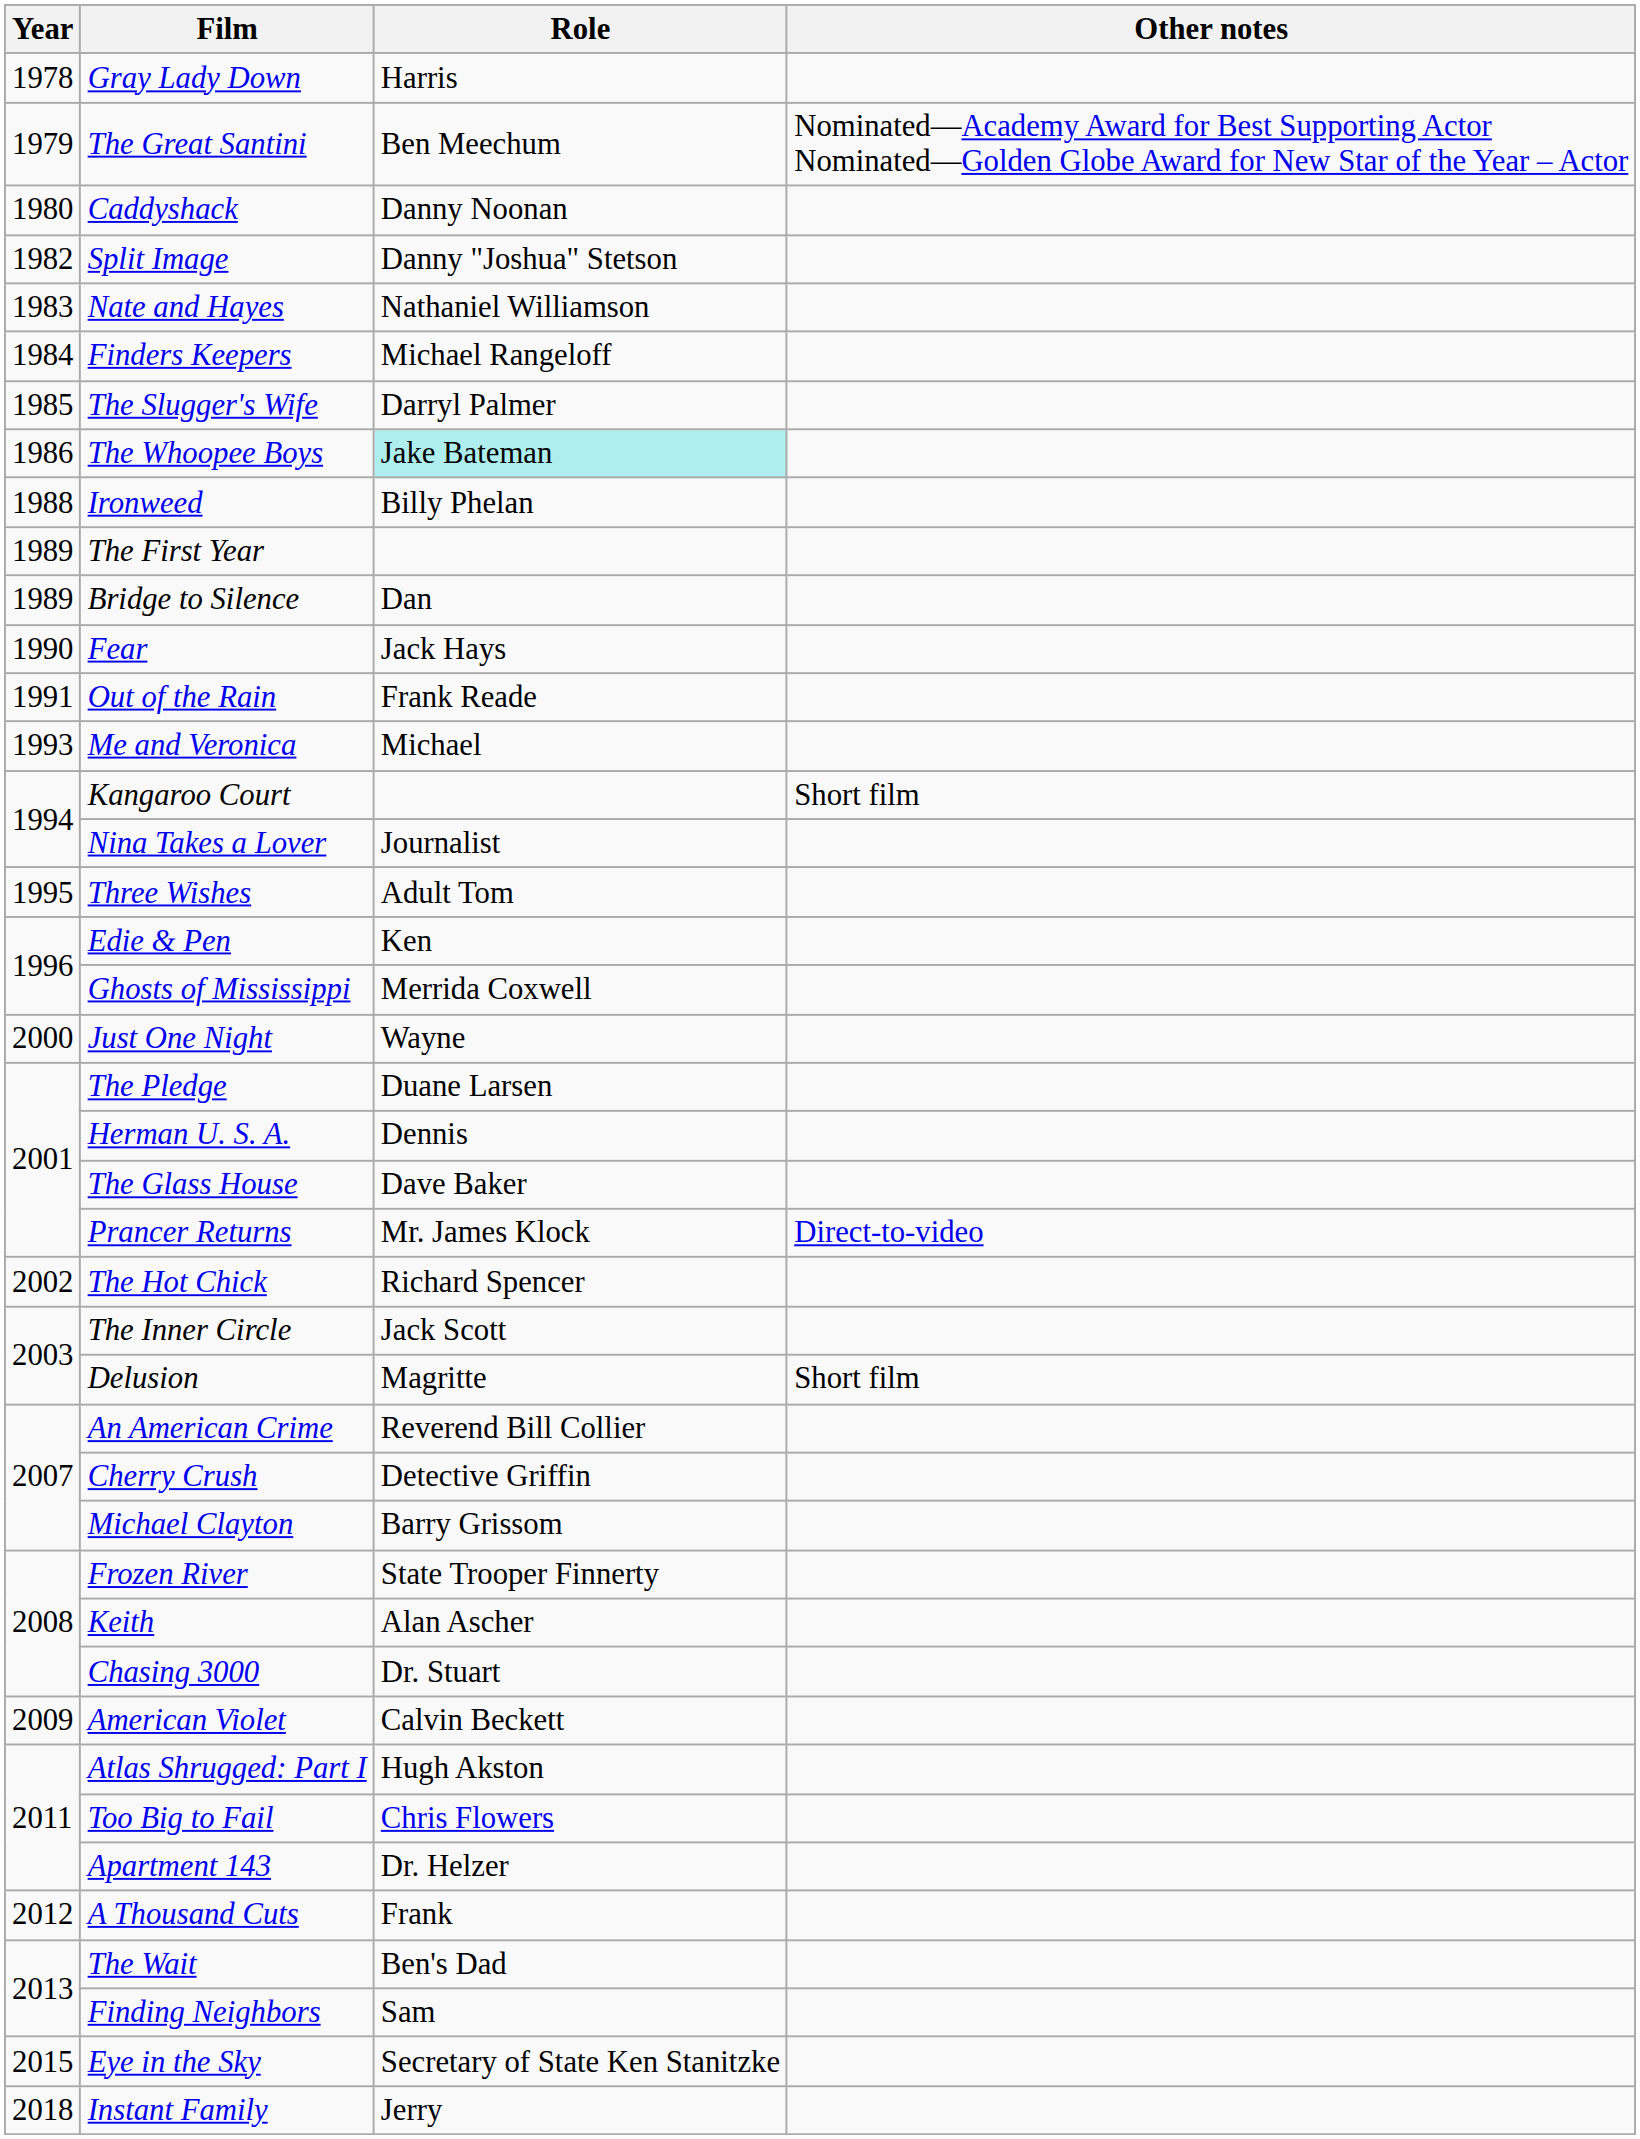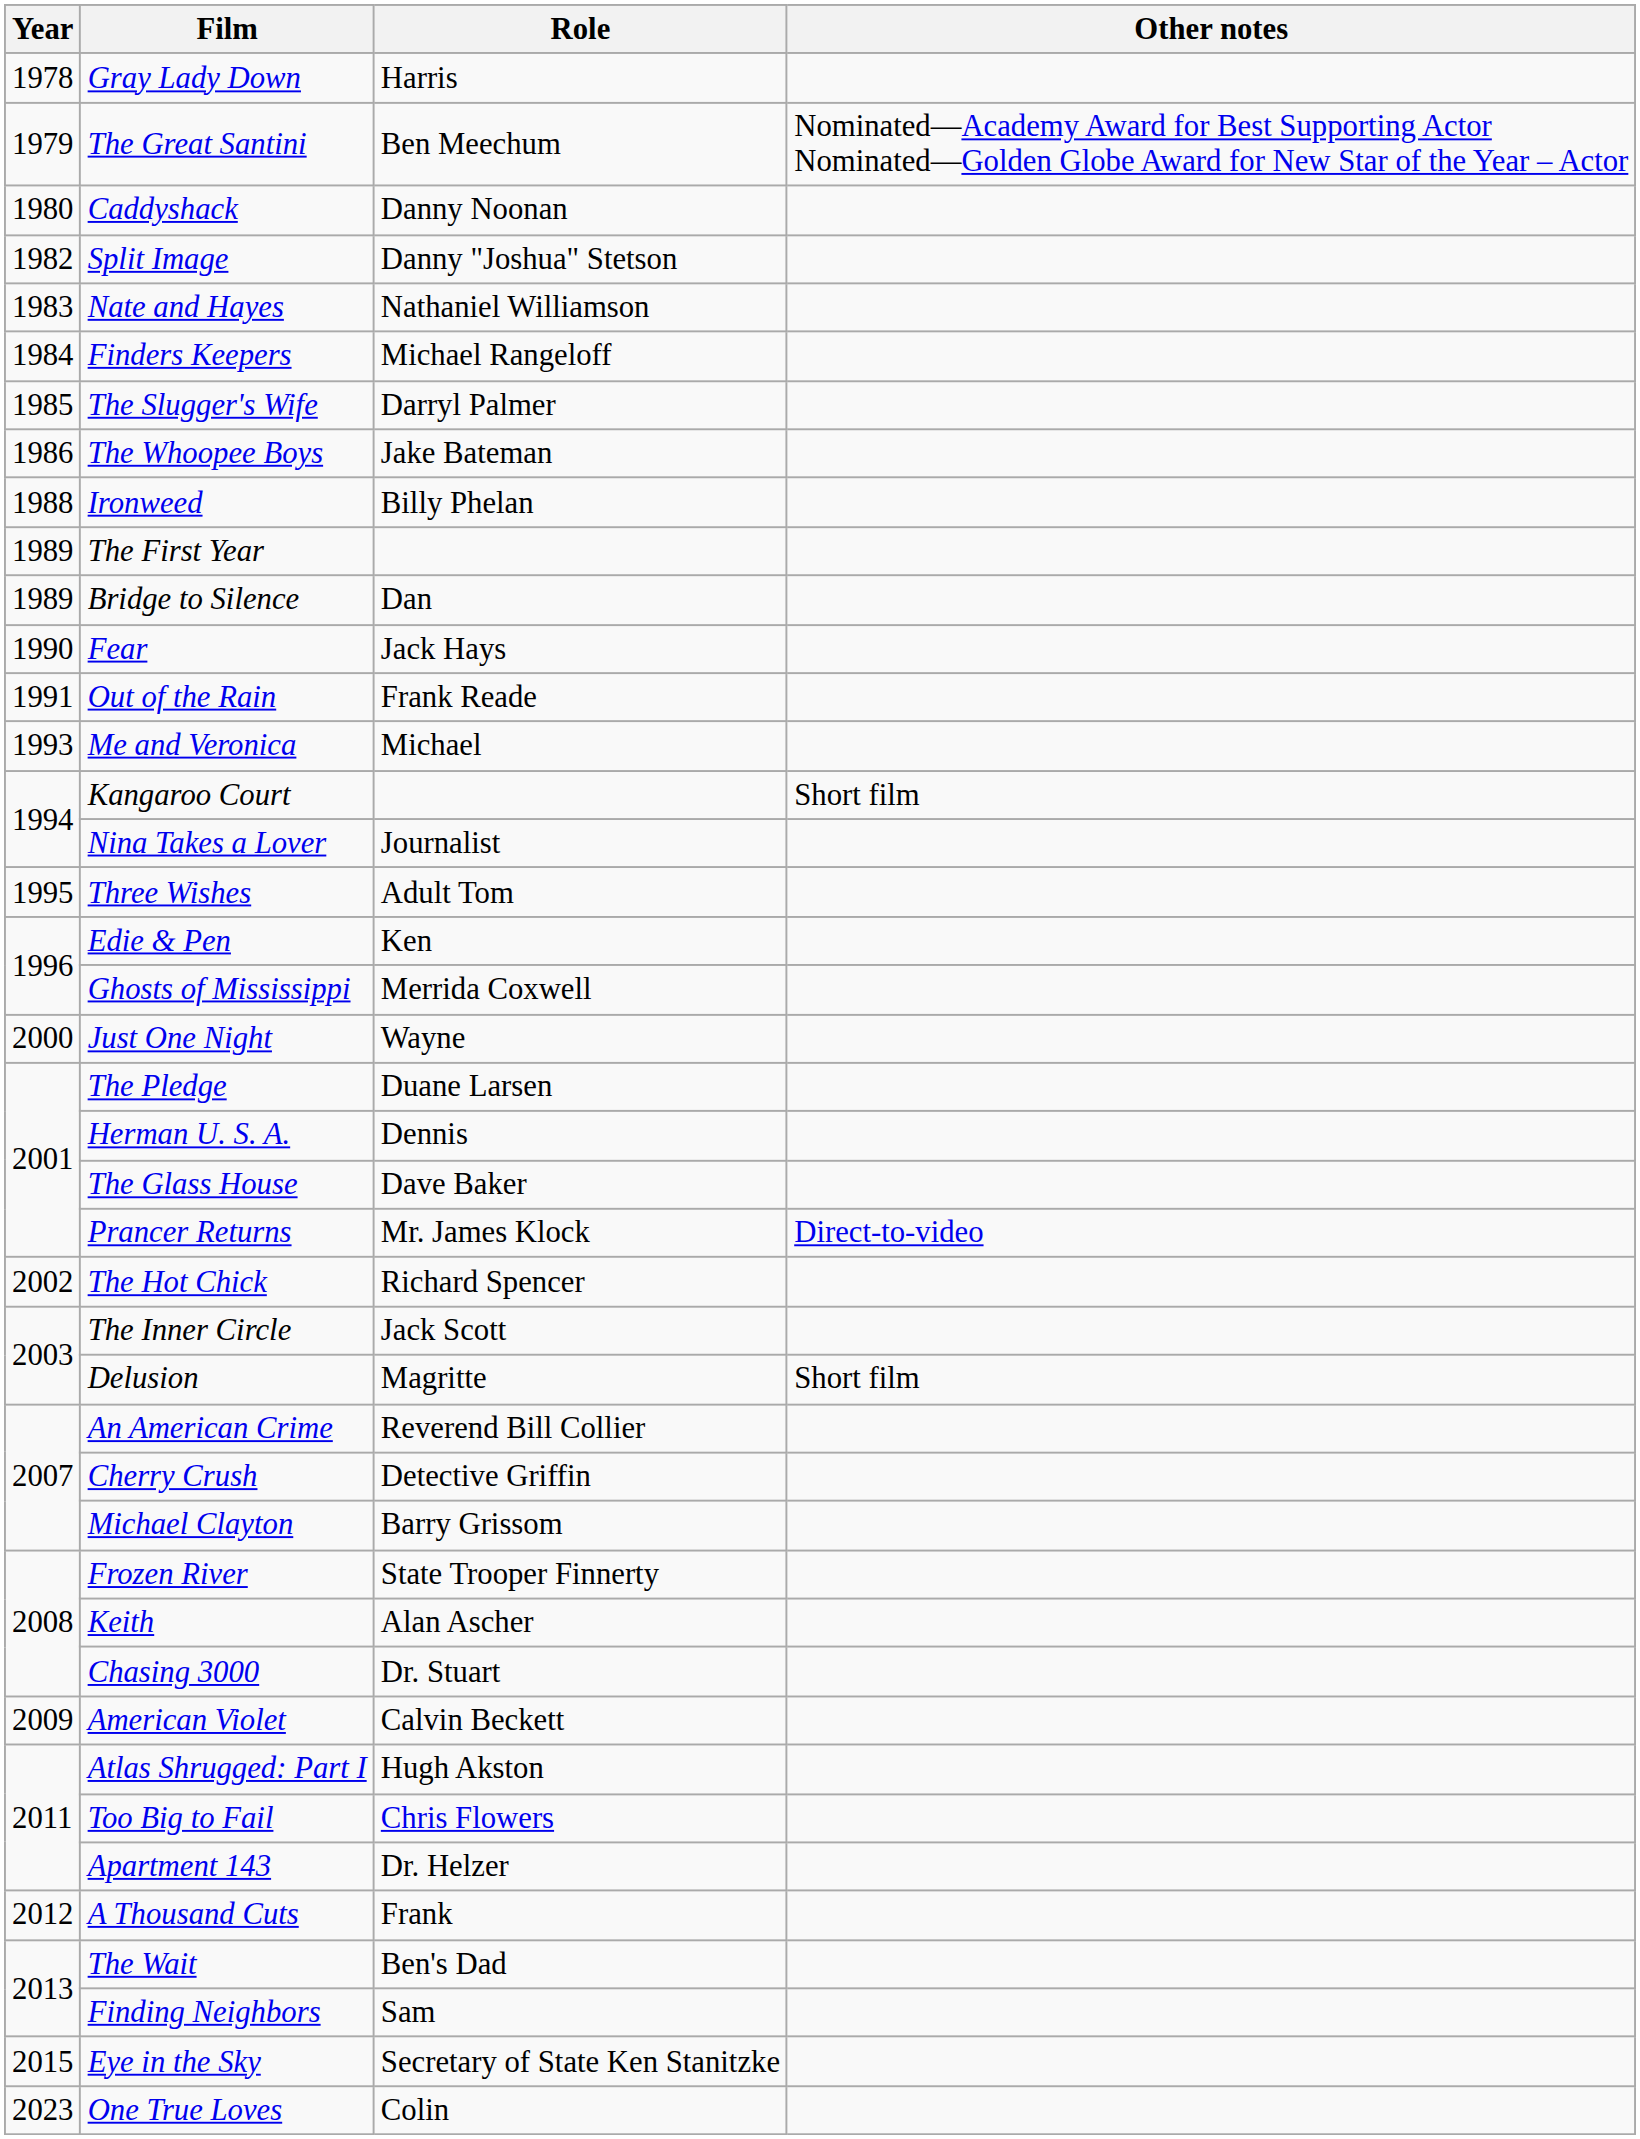(467, 453) paleturquoise background -> (467, 453) no background
- row: (178, 2109)
+ row: (185, 2109)
